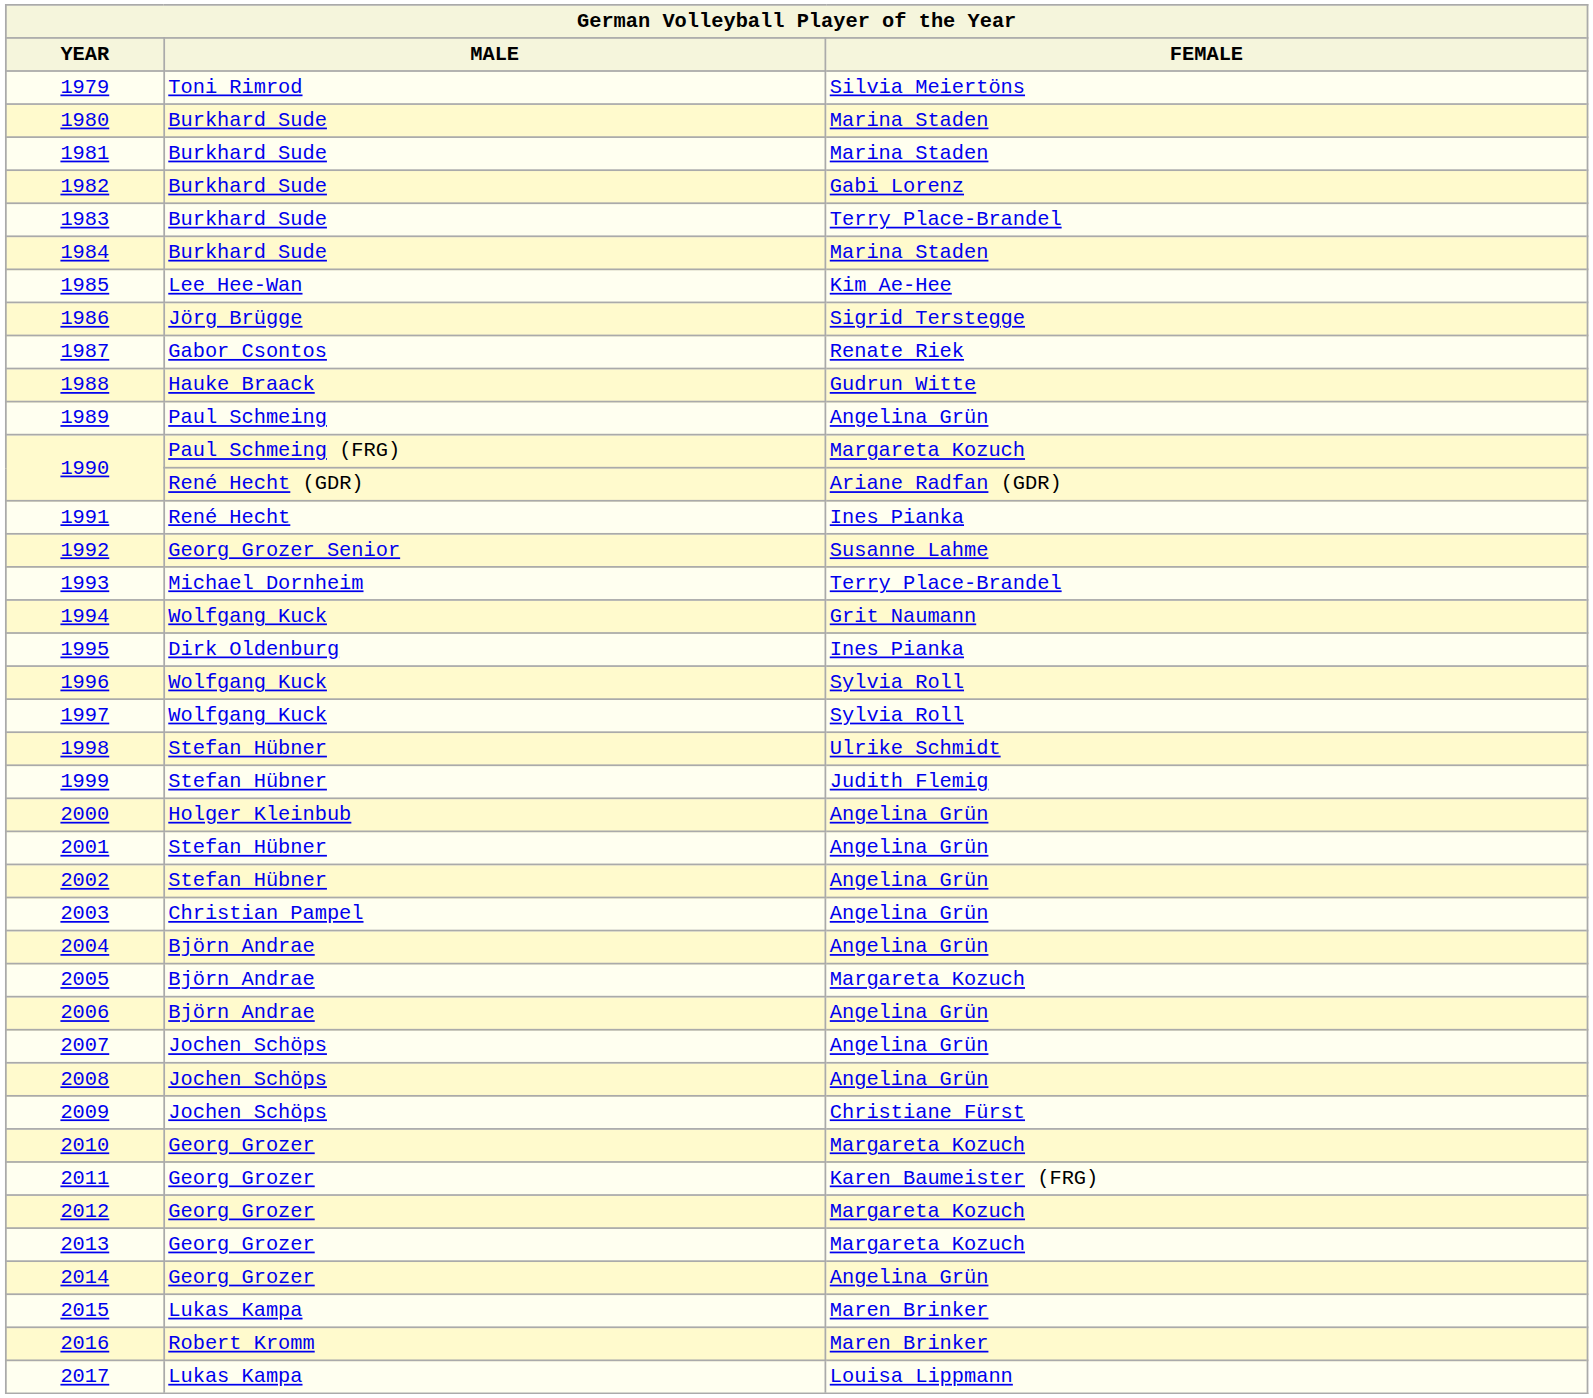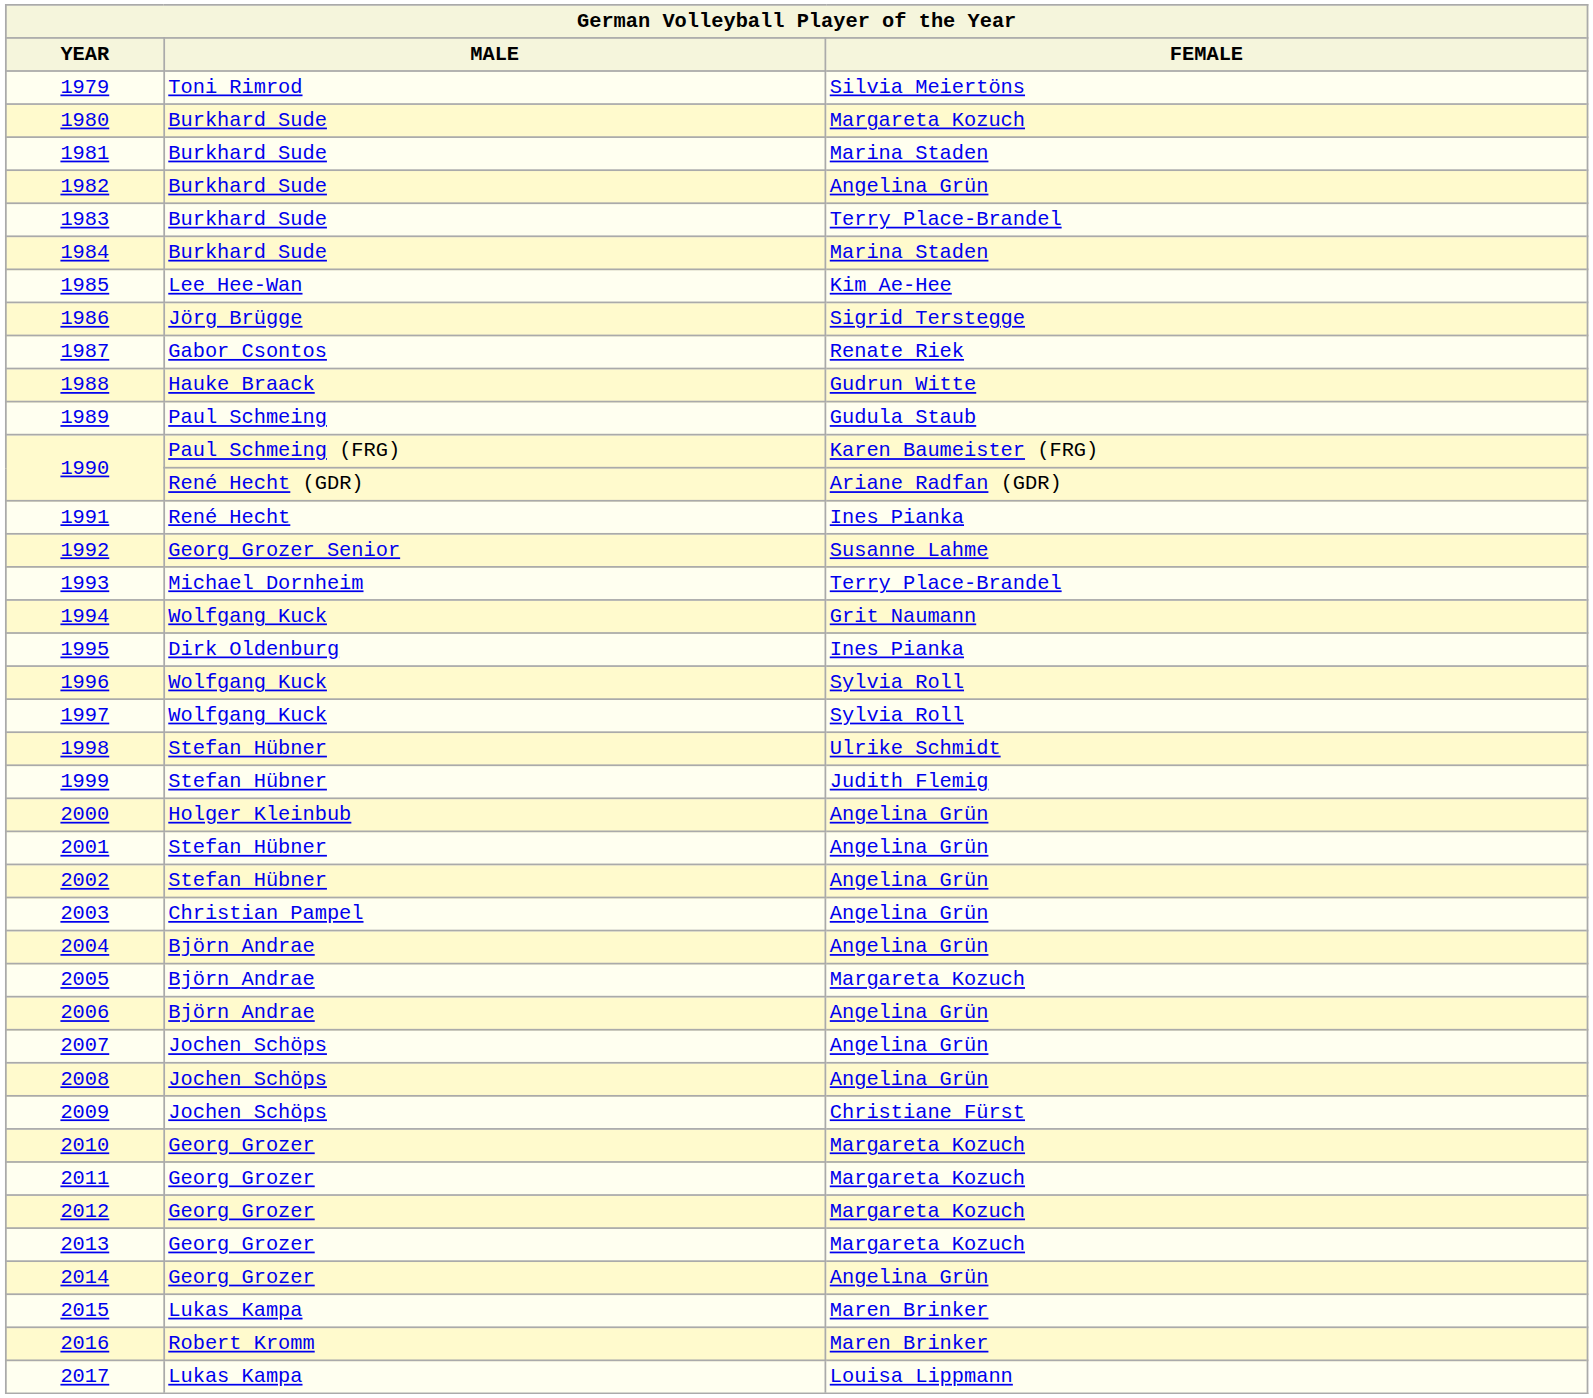(909, 121) Marina Staden -> (927, 121) Margareta Kozuch
(897, 187) Gabi Lorenz -> (909, 187) Angelina Grün
(909, 418) Angelina Grün -> (903, 418) Gudula Staub
(927, 451) Margareta Kozuch -> (964, 451) Karen Baumeister (FRG)
(964, 1178) Karen Baumeister (FRG) -> (927, 1178) Margareta Kozuch
